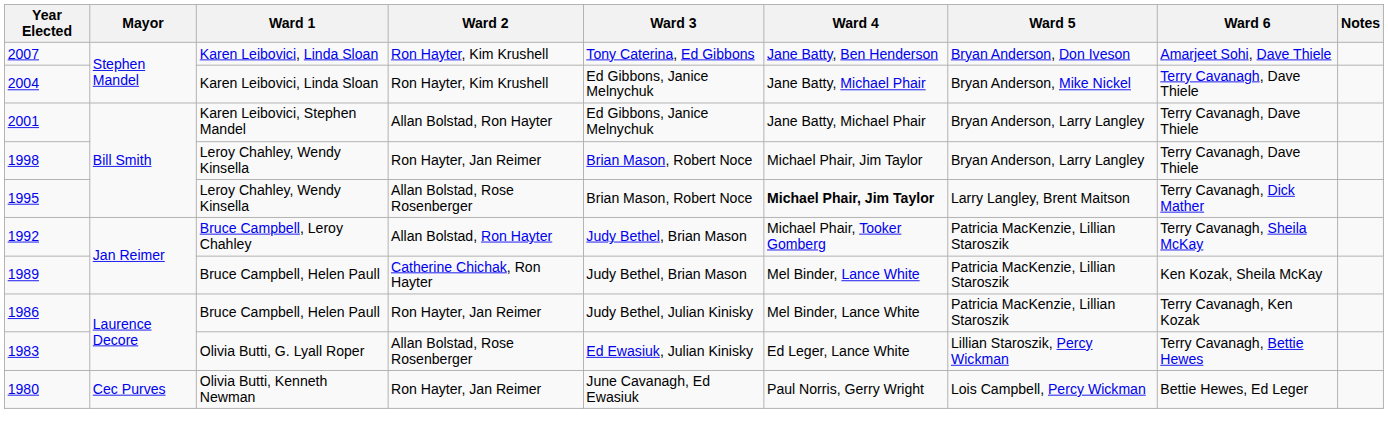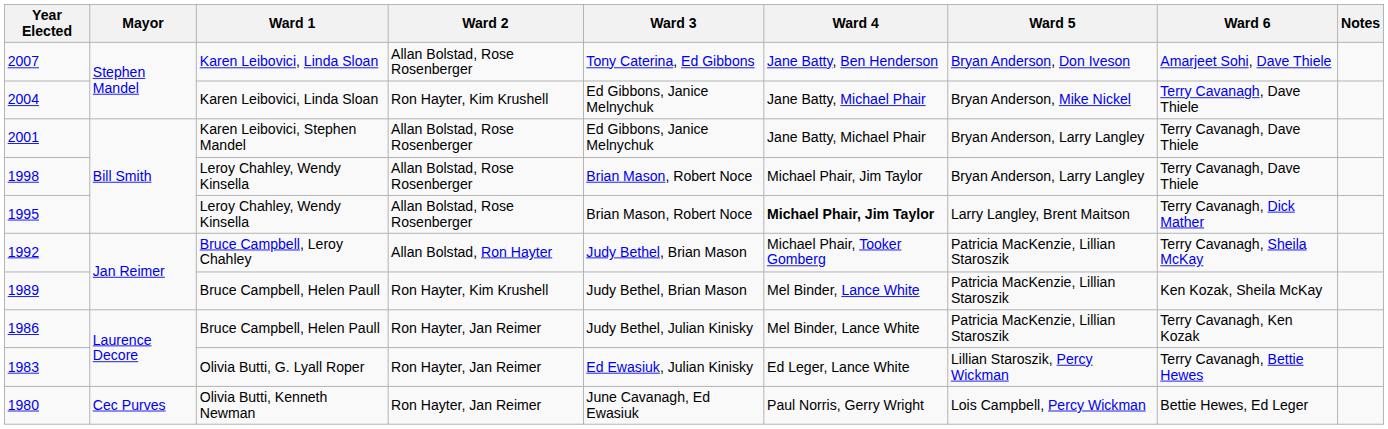(470, 53) Ron Hayter, Kim Krushell -> (452, 61) Allan Bolstad, Rose Rosenberger
(472, 122) Allan Bolstad, Ron Hayter -> (452, 138) Allan Bolstad, Rose Rosenberger
(466, 160) Ron Hayter, Jan Reimer -> (452, 176) Allan Bolstad, Rose Rosenberger
(466, 274) Catherine Chichak, Ron Hayter -> (470, 290) Ron Hayter, Kim Krushell
(452, 351) Allan Bolstad, Rose Rosenberger -> (466, 367) Ron Hayter, Jan Reimer
